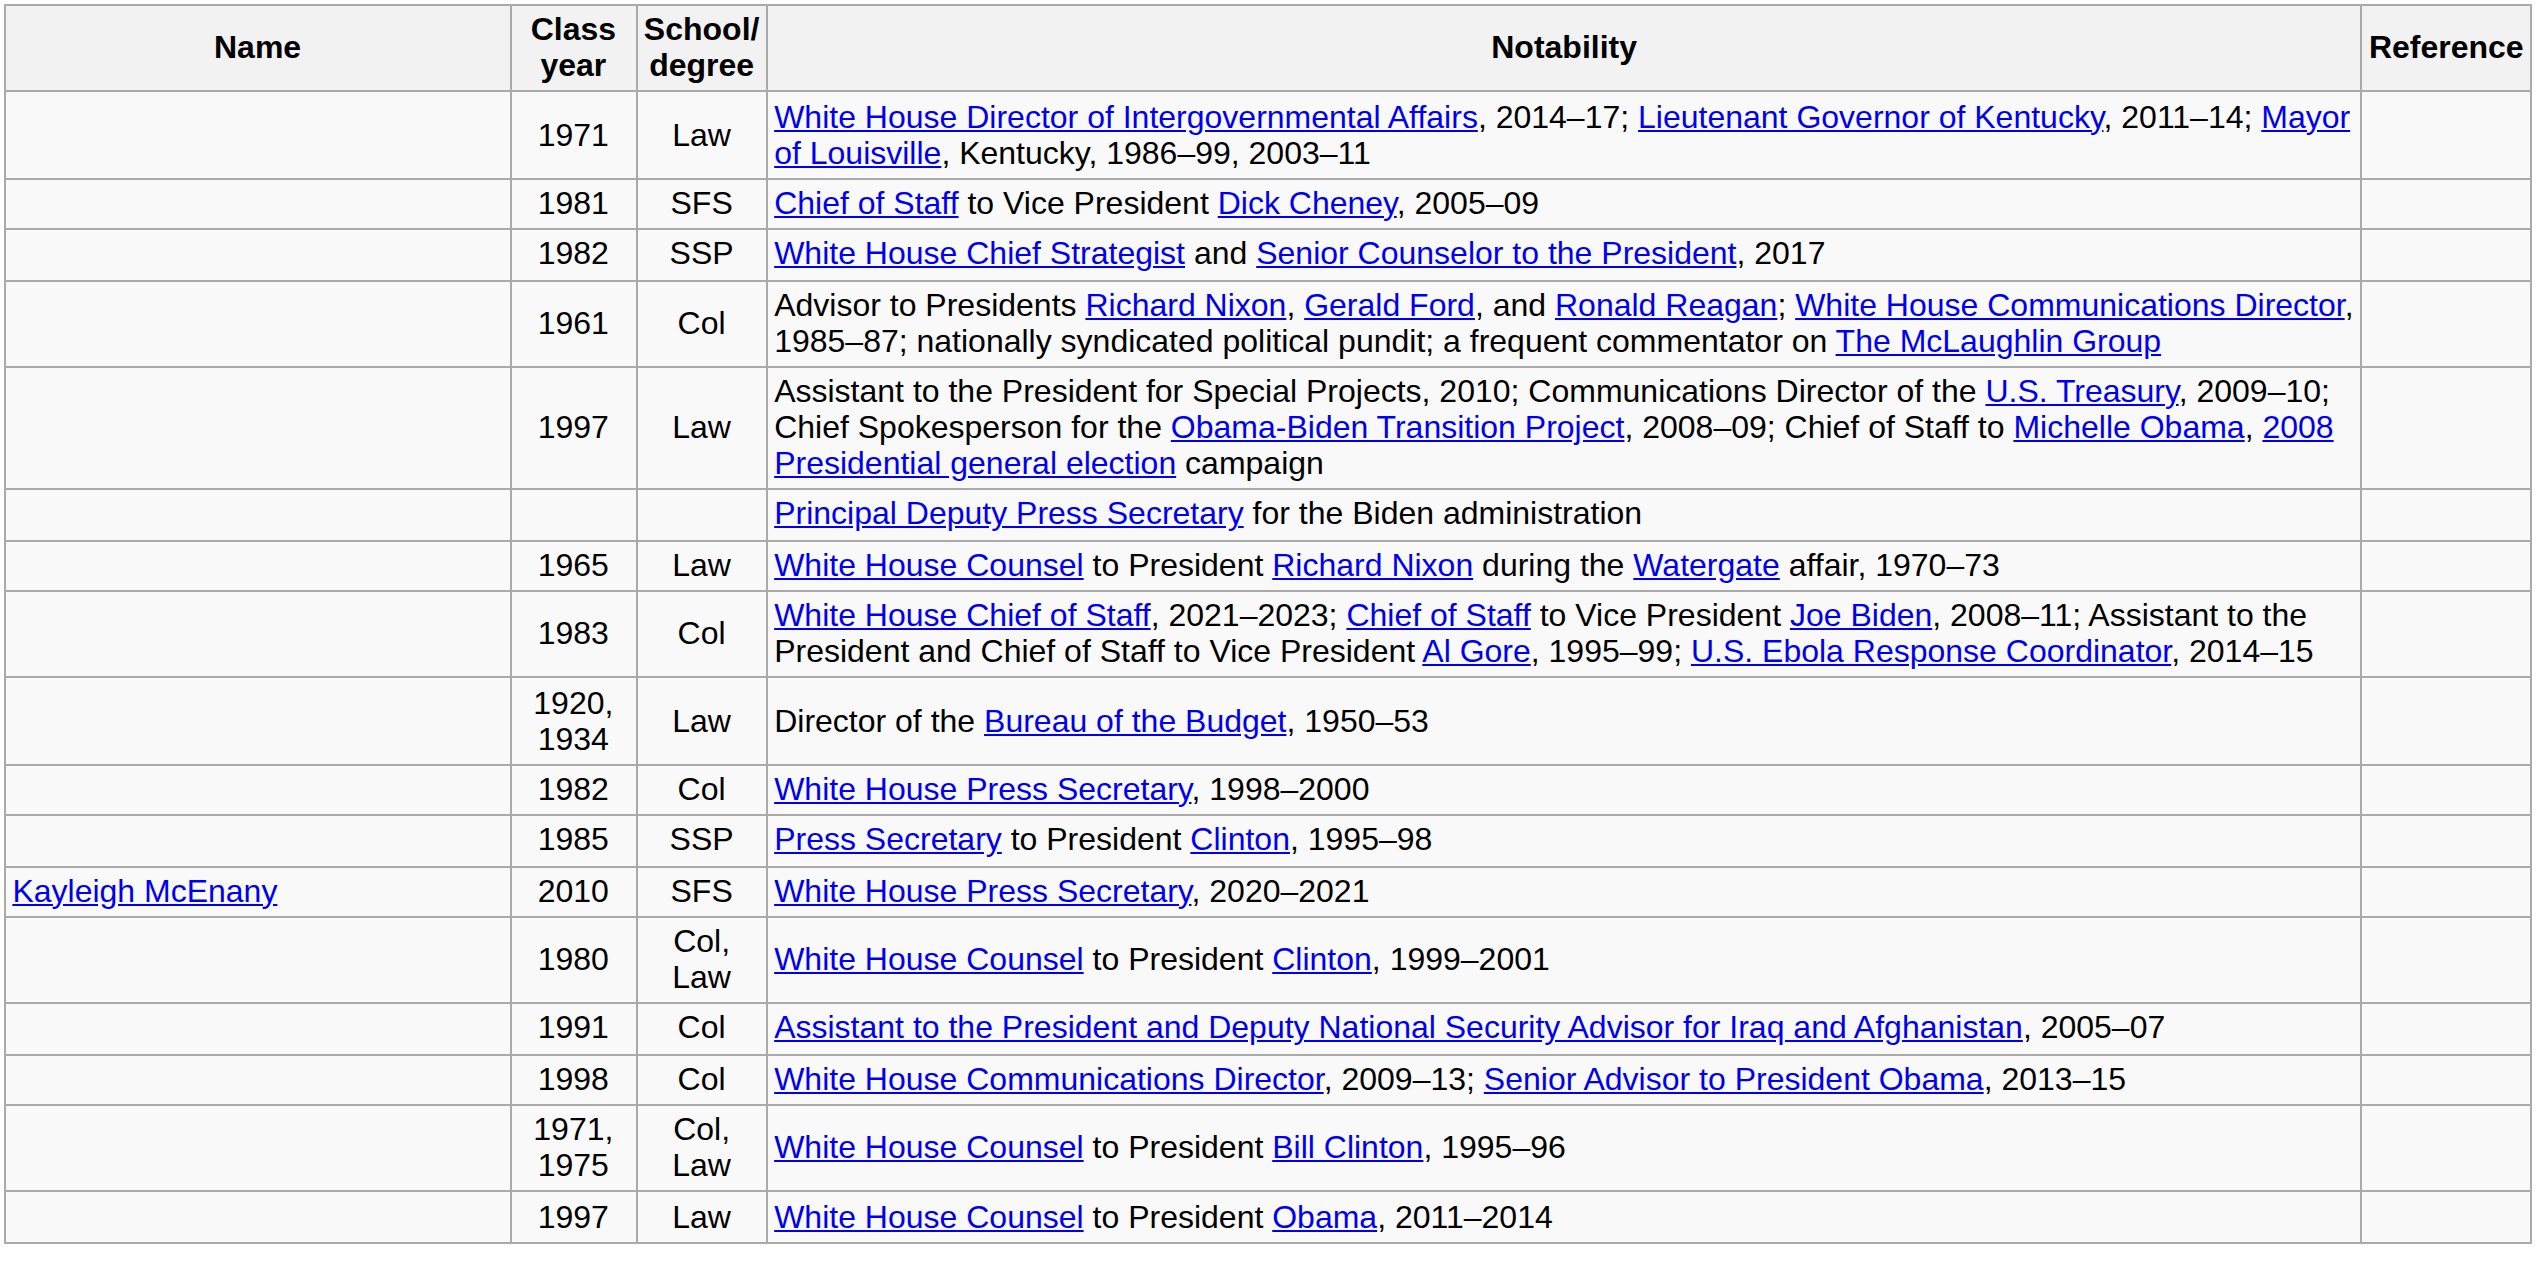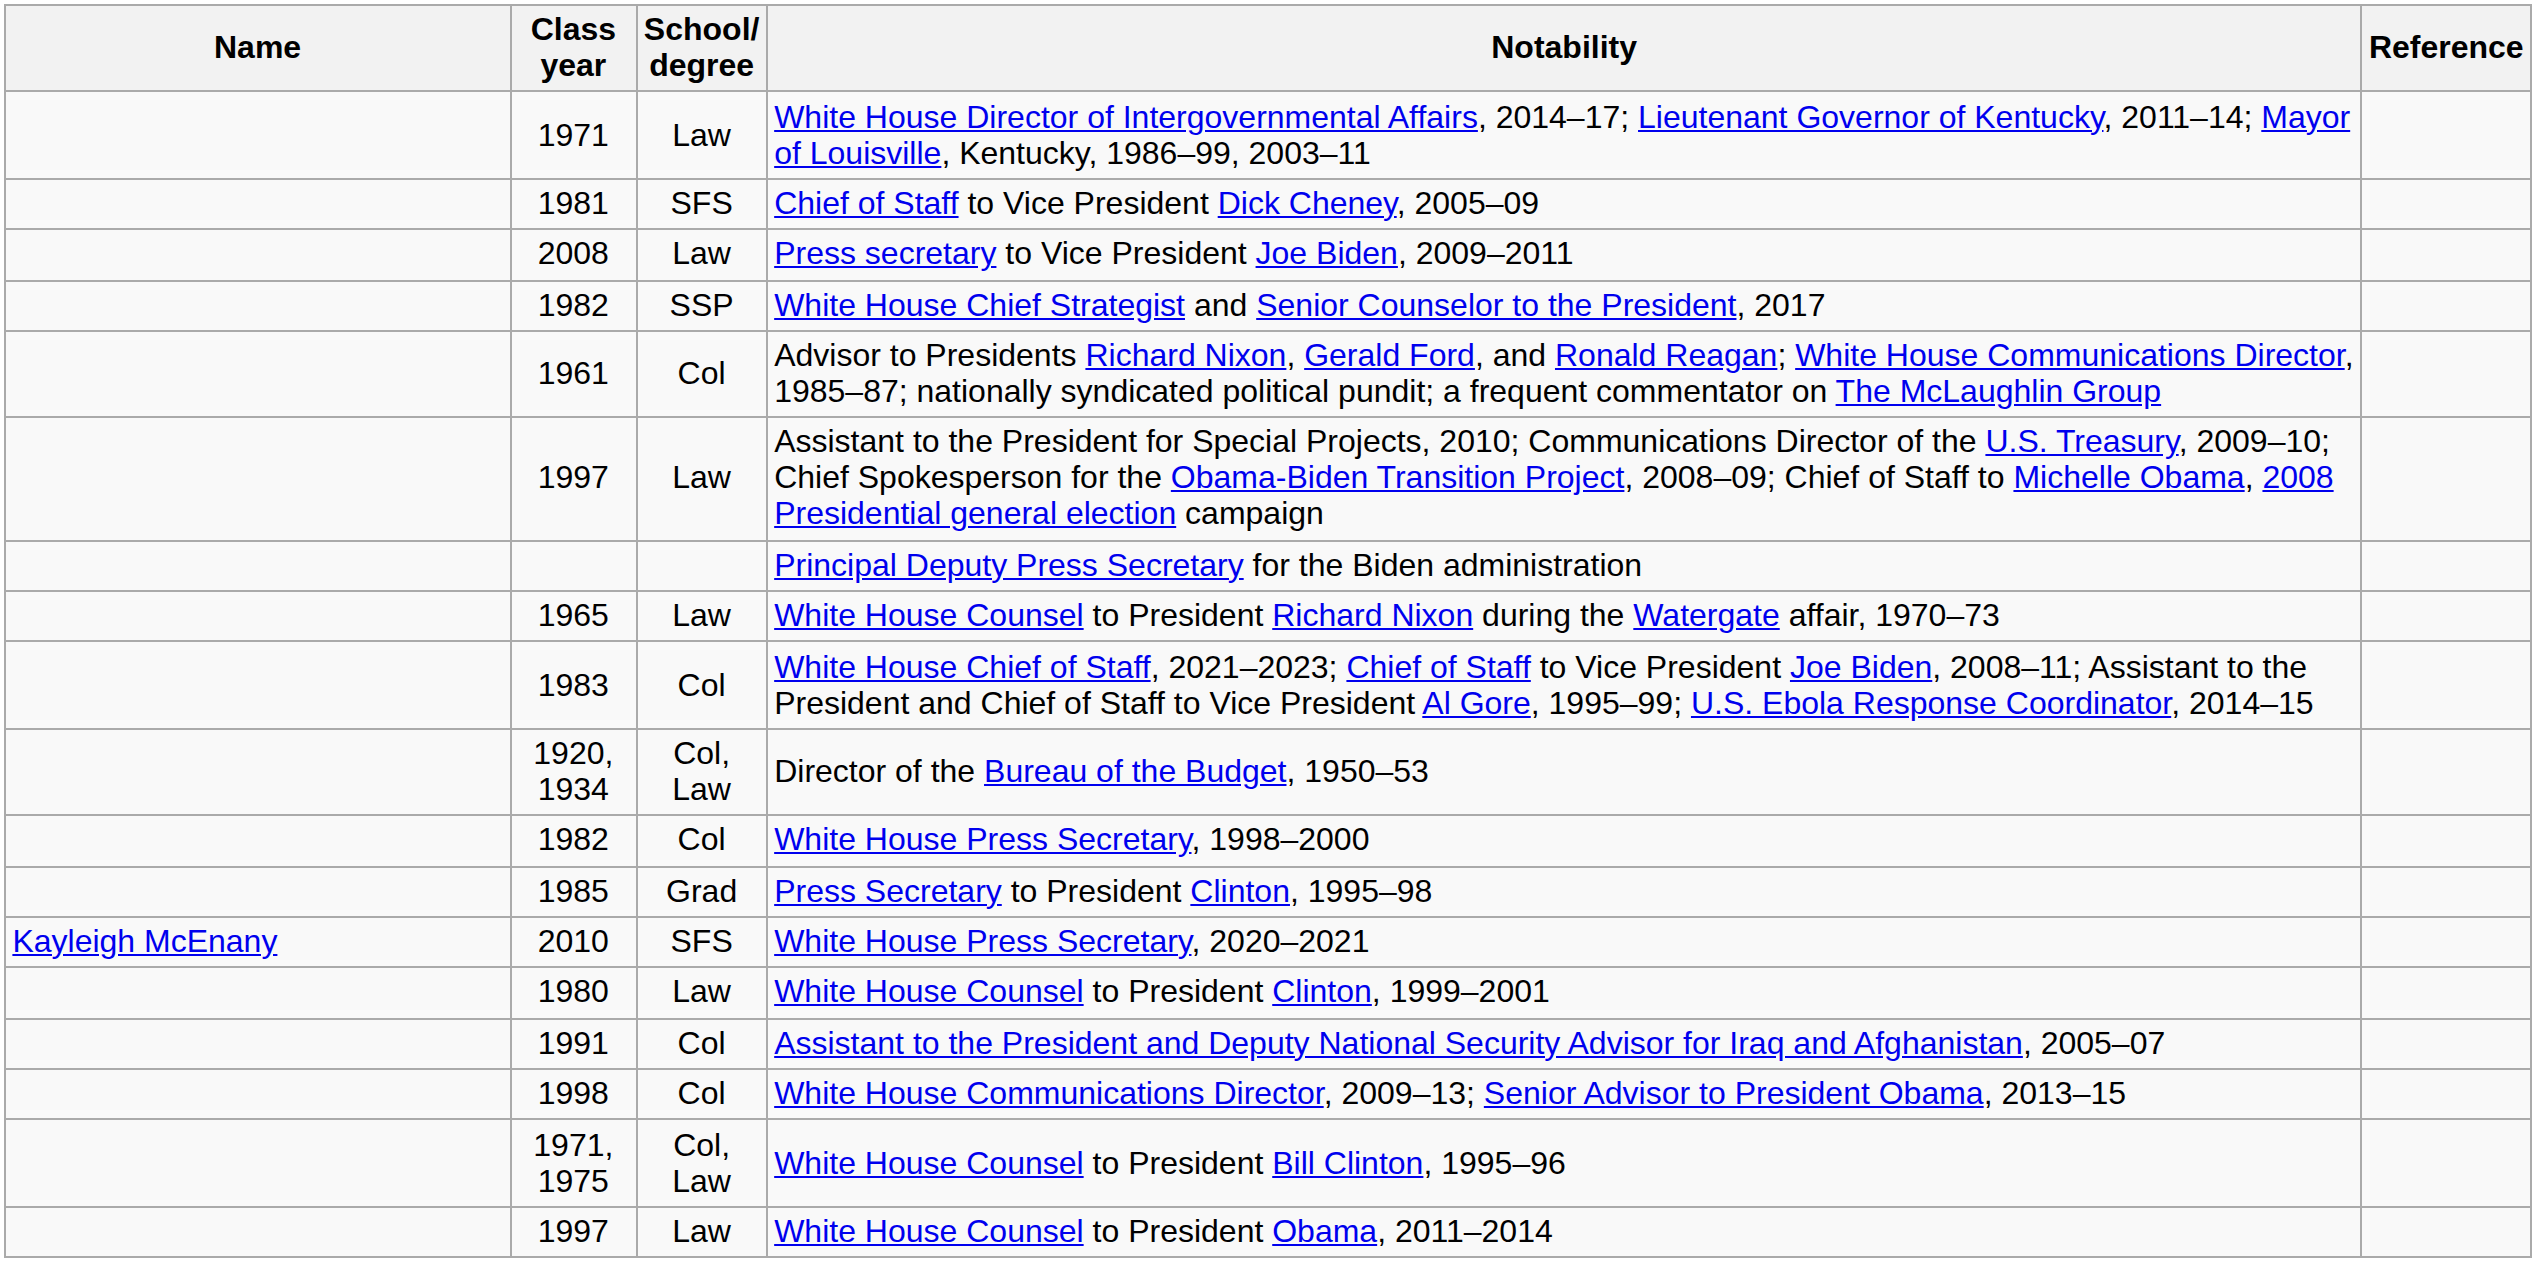+ row: (1174, 254)
(702, 720) Law -> (702, 771) Col, Law
(702, 840) SSP -> (702, 890) Grad
(702, 959) Col, Law -> (702, 992) Law
